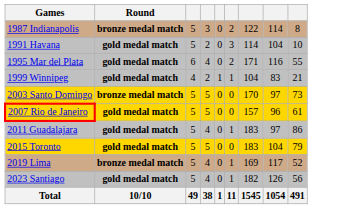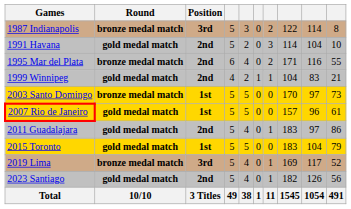+ column: (205, 13)
(140, 62) gold medal match -> (140, 62) bronze medal match
